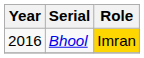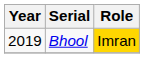(25, 40) 2016 -> (25, 40) 2019
